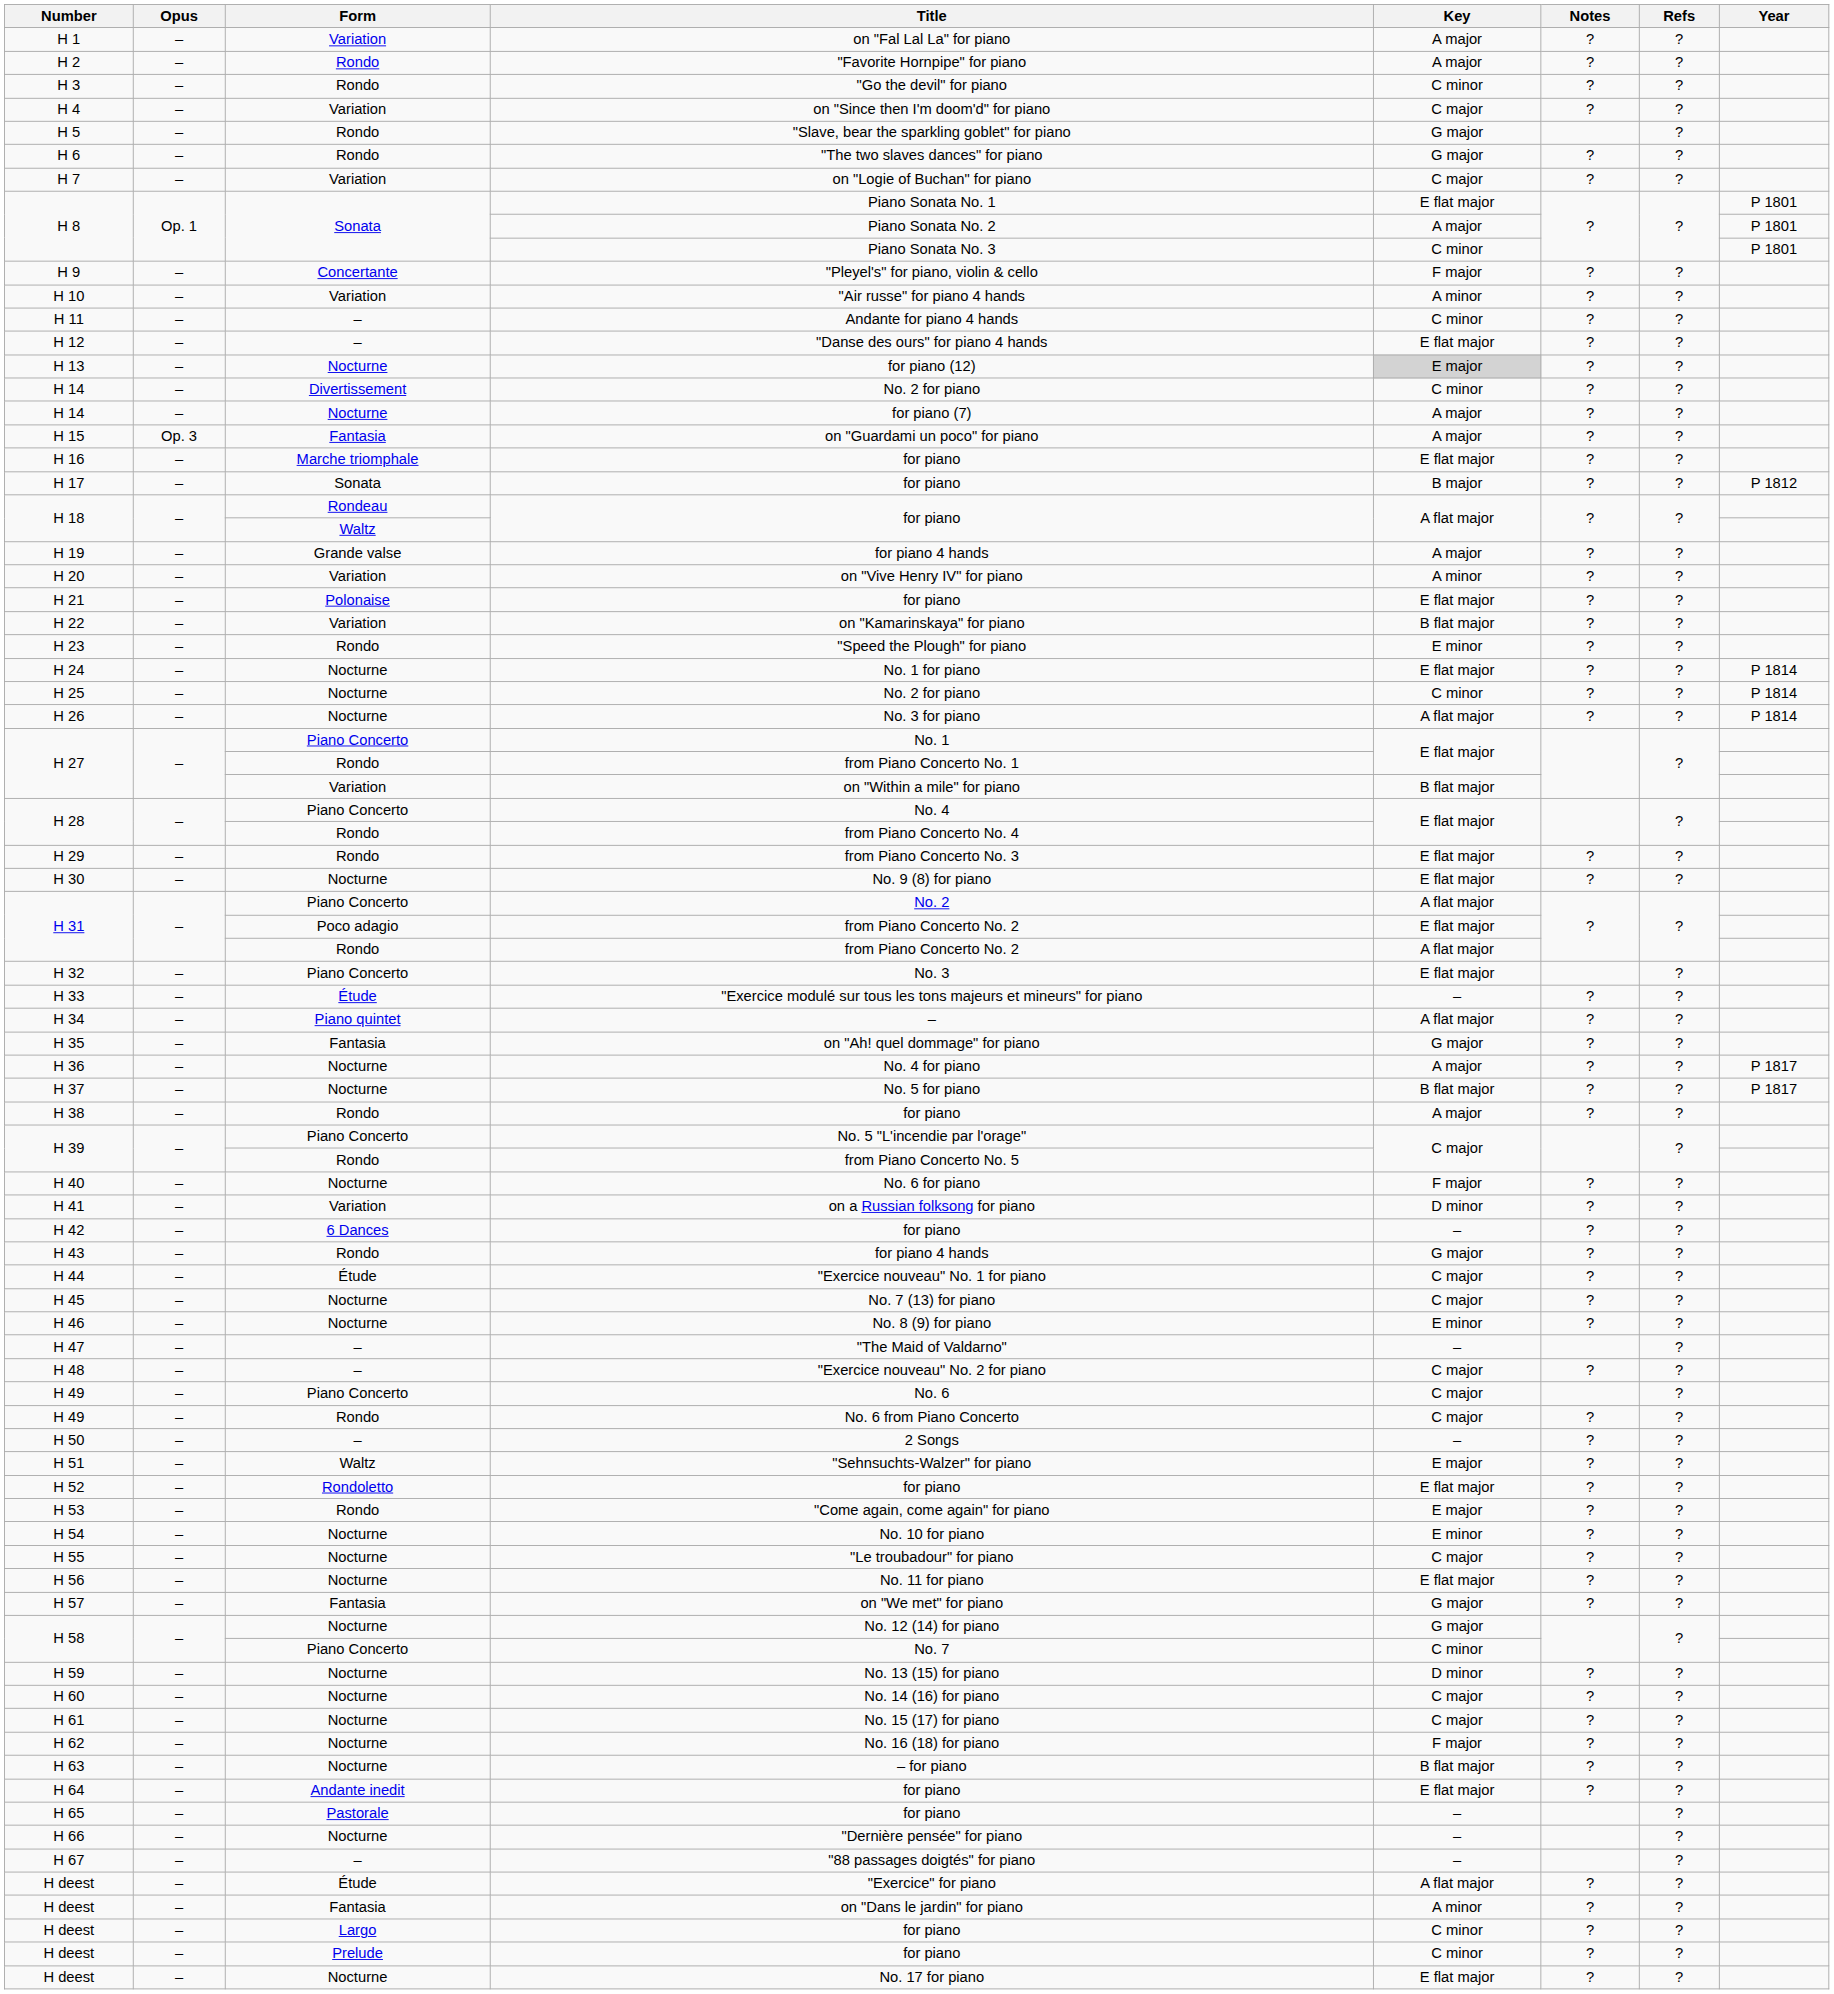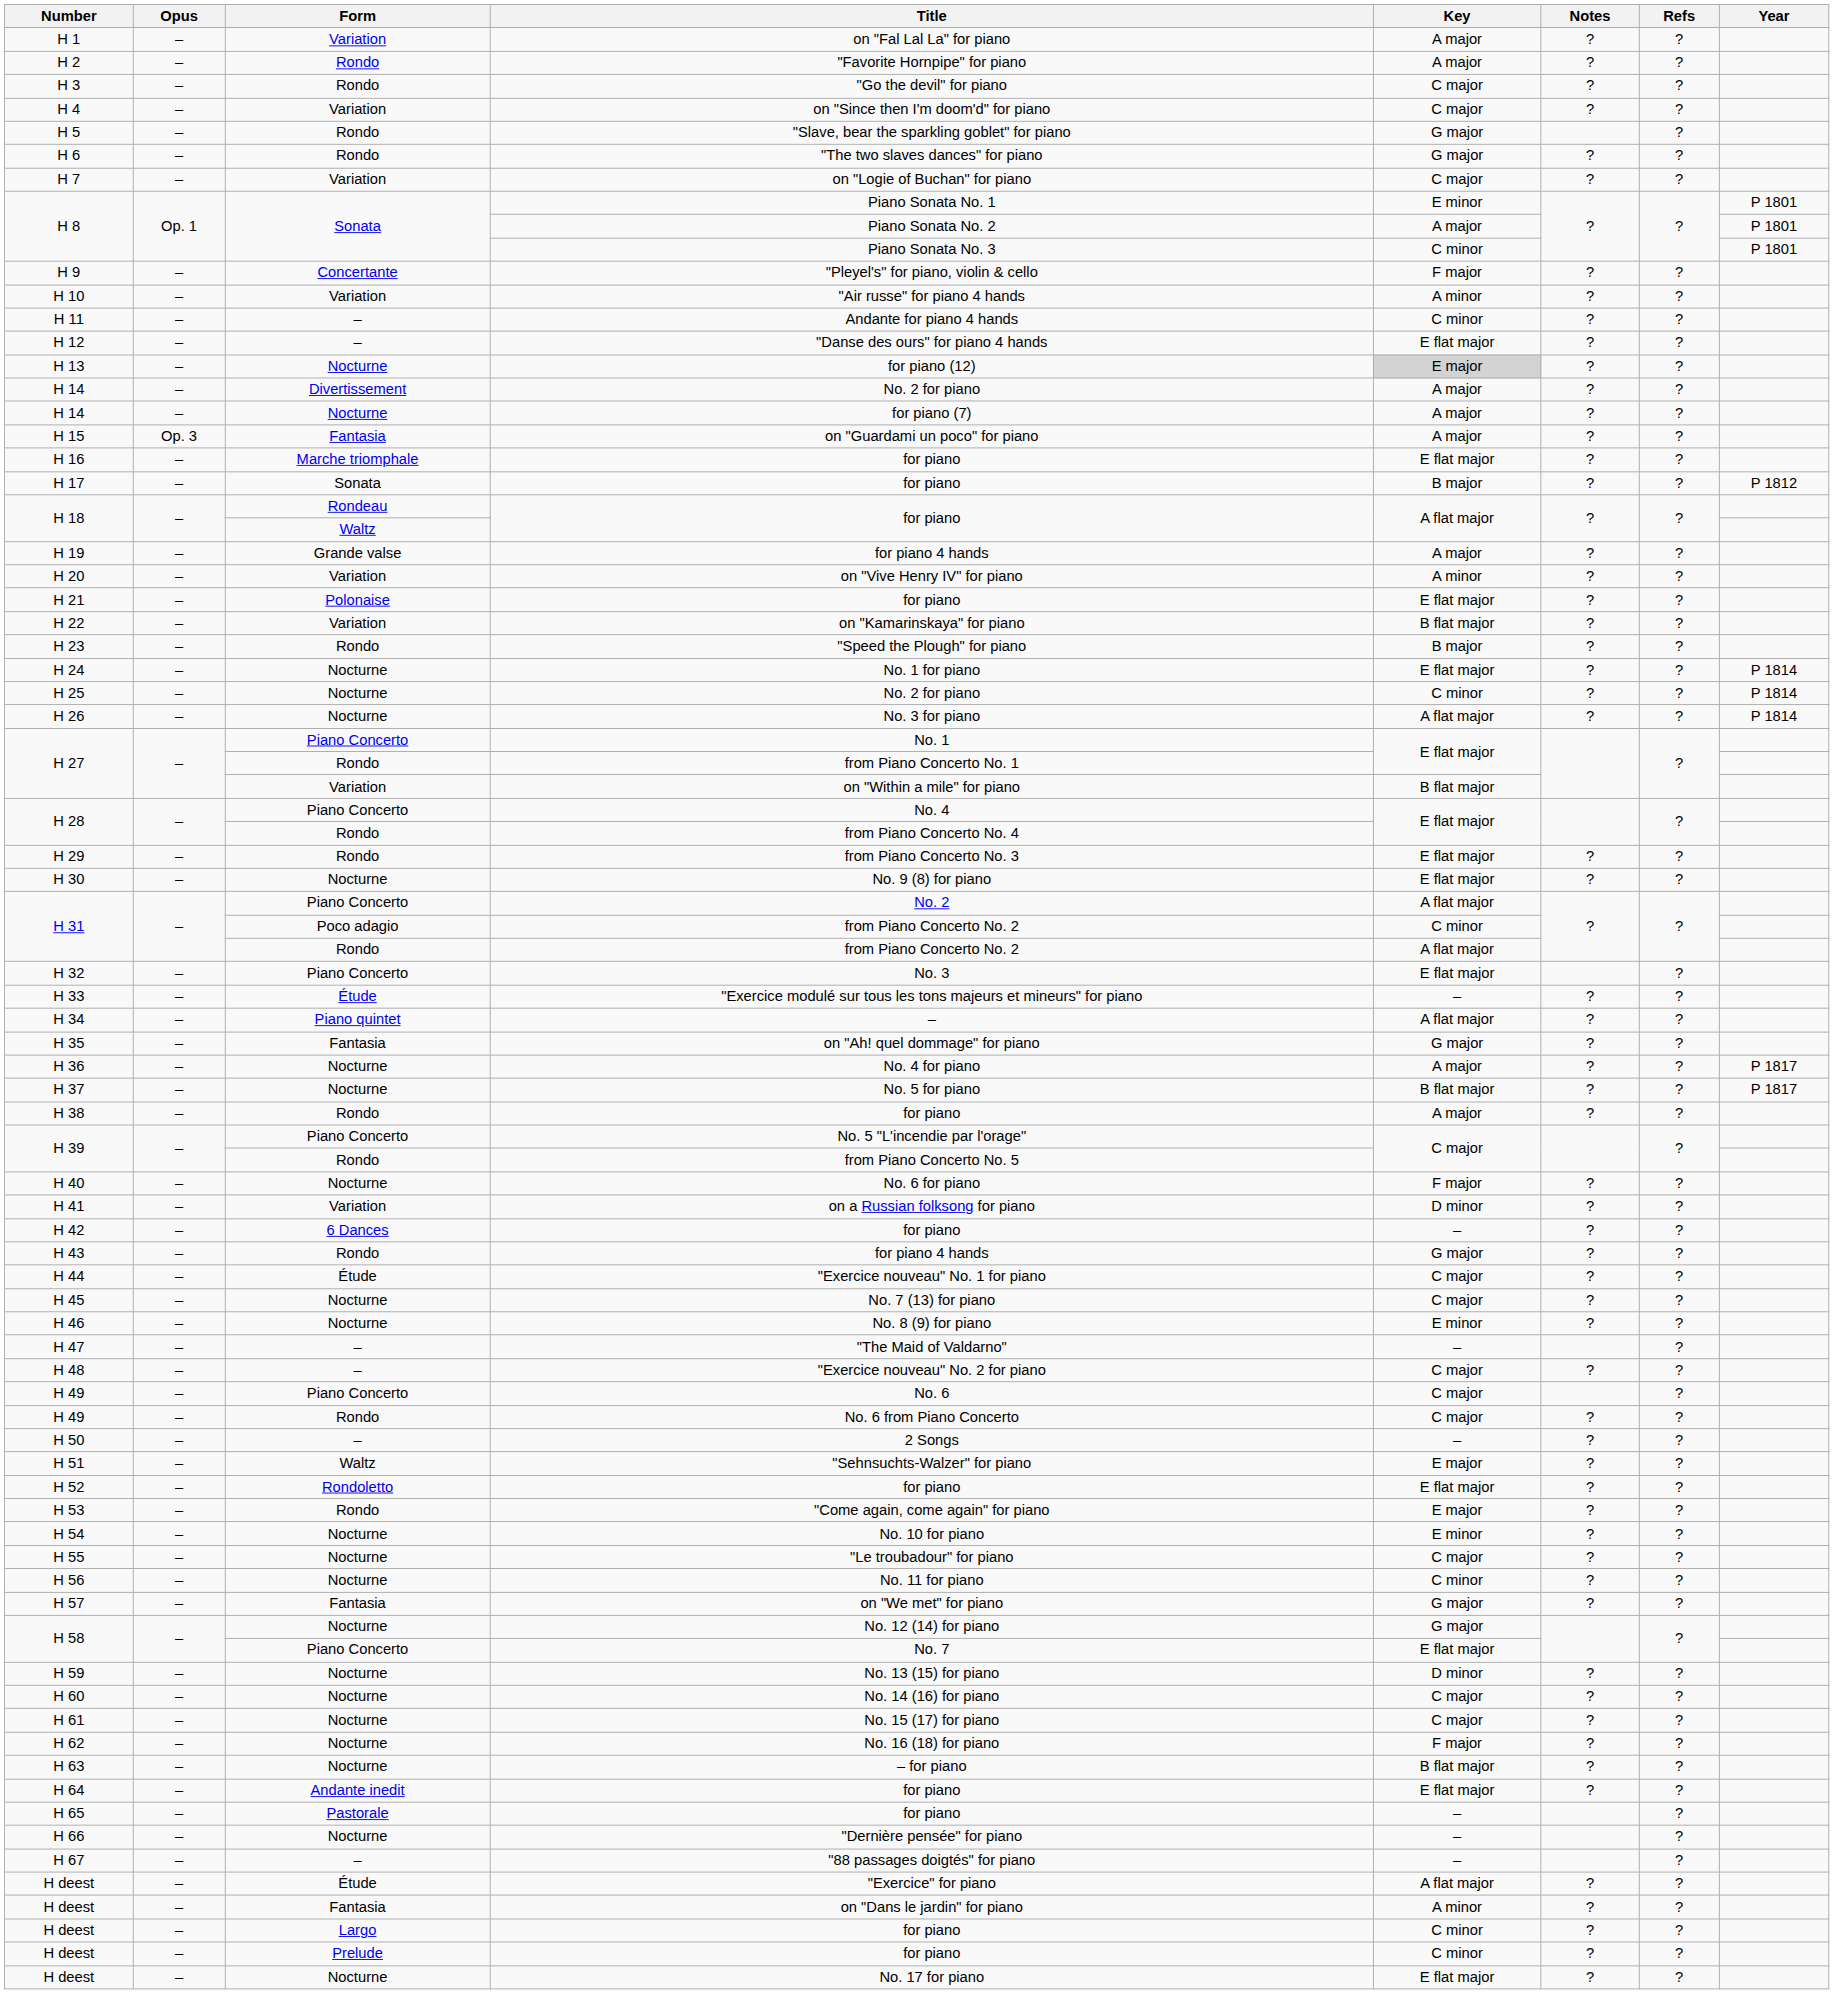(1457, 86) C minor -> (1457, 86) C major
(1457, 202) E flat major -> (1457, 202) E minor
(1457, 389) C minor -> (1457, 389) A major
(1457, 646) E minor -> (1457, 646) B major
(1457, 926) E flat major -> (1457, 926) C minor
(1457, 1580) E flat major -> (1457, 1580) C minor
(1457, 1650) C minor -> (1457, 1650) E flat major
